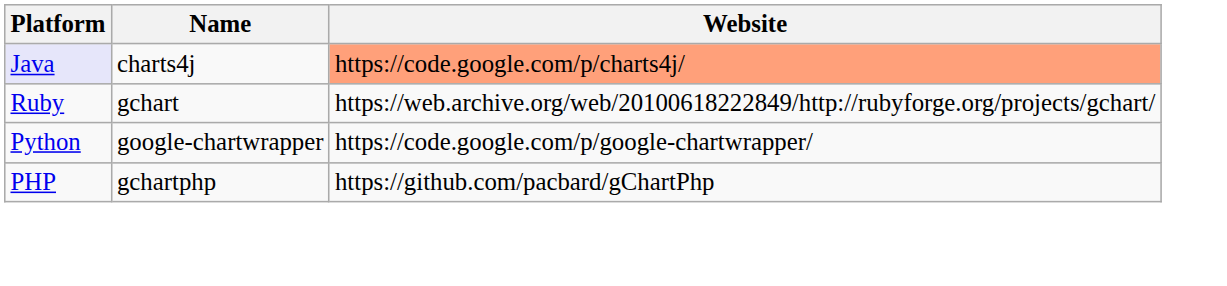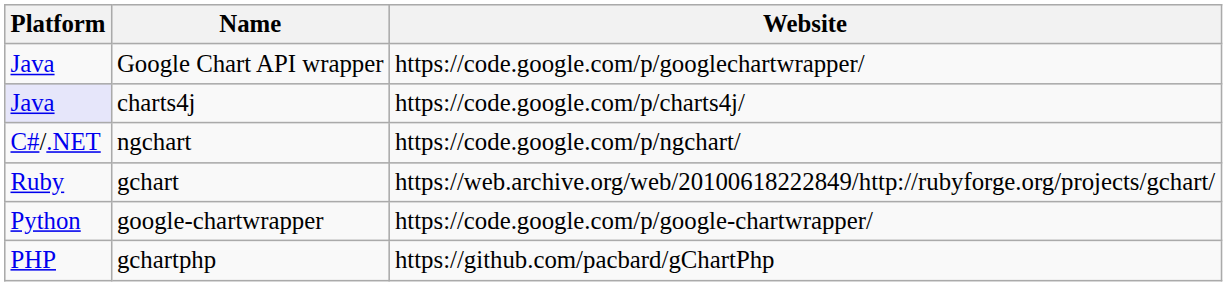+ row: (250, 63)
(510, 63) lightsalmon background -> (570, 102) no background
+ row: (154, 142)
